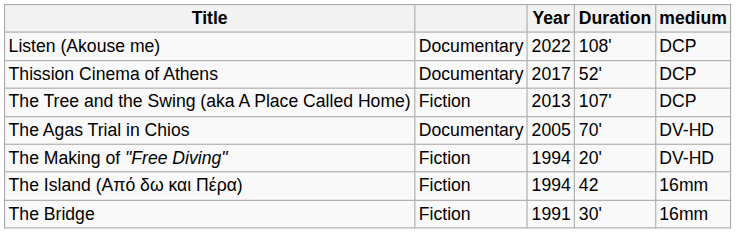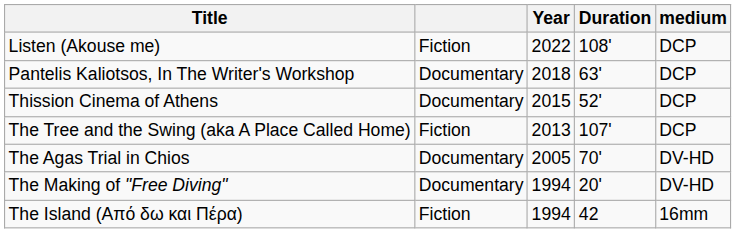(471, 46) Documentary -> (445, 46) Fiction
+ row: (181, 74)
(551, 74) 2017 -> (551, 102) 2015
(445, 158) Fiction -> (471, 185) Documentary
- row: (52, 213)
